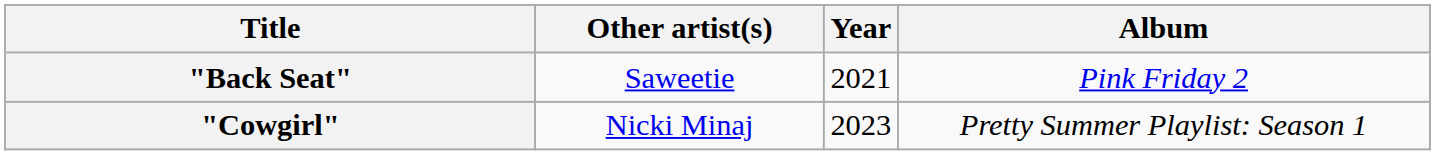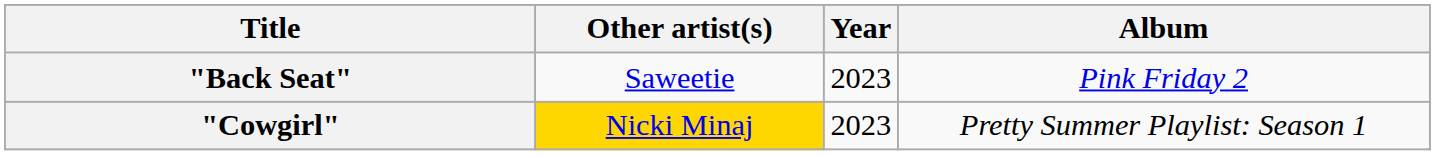(861, 76) 2021 -> (861, 76) 2023
(680, 125) no background -> (680, 125) gold background
